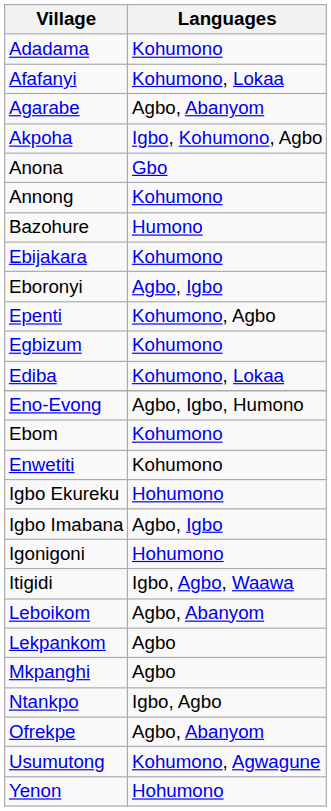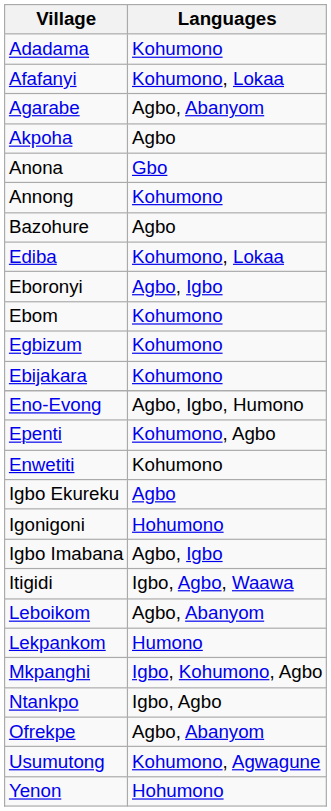(227, 138) Igbo, Kohumono, Agbo -> (154, 138) Agbo
(167, 227) Humono -> (154, 227) Agbo
rows swapped: (48, 256) <-> (33, 375)
rows swapped: (33, 434) <-> (35, 316)
(178, 494) Hohumono -> (154, 494) Agbo
rows swapped: (66, 524) <-> (47, 553)
(154, 642) Agbo -> (167, 642) Humono
(154, 672) Agbo -> (227, 672) Igbo, Kohumono, Agbo
